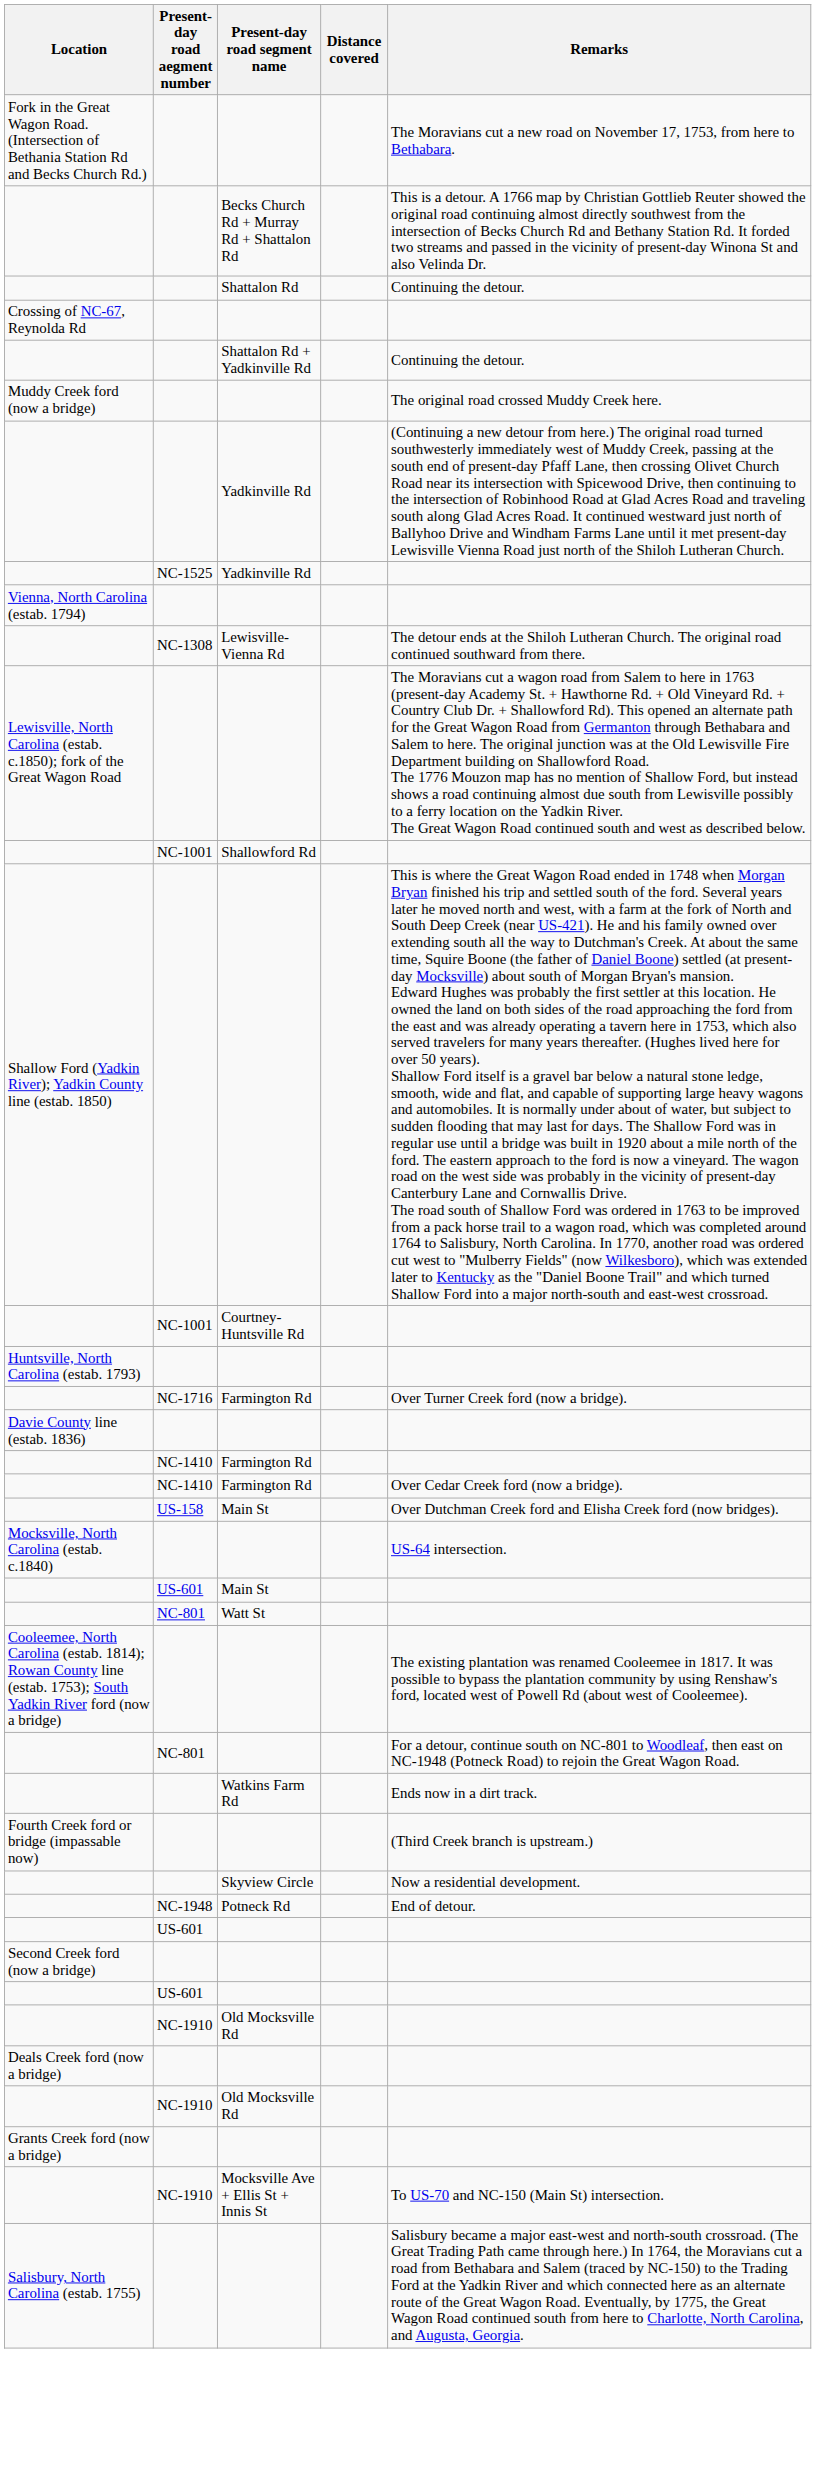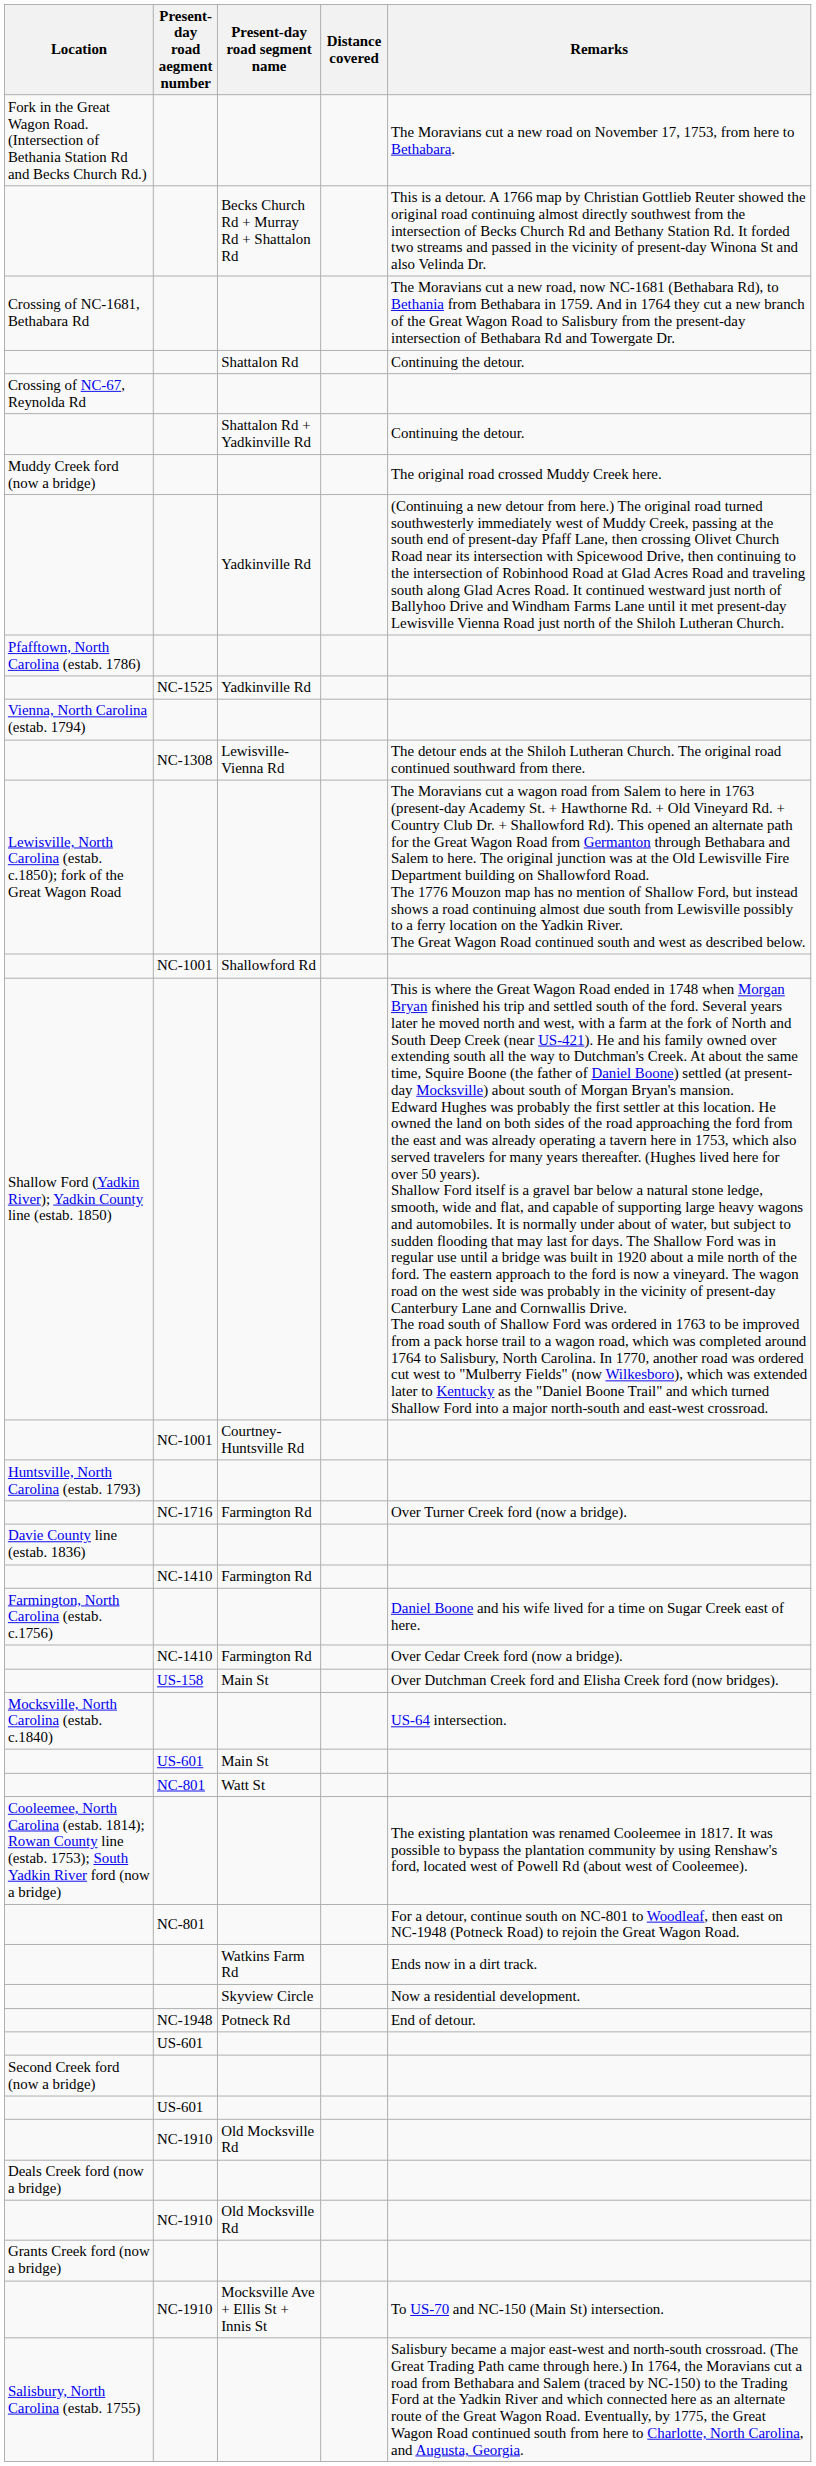+ row: (74, 313)
+ row: (74, 655)
+ row: (64, 1616)
- row: (70, 1842)
